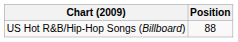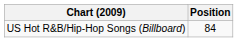(210, 28) 88 -> (210, 28) 84
